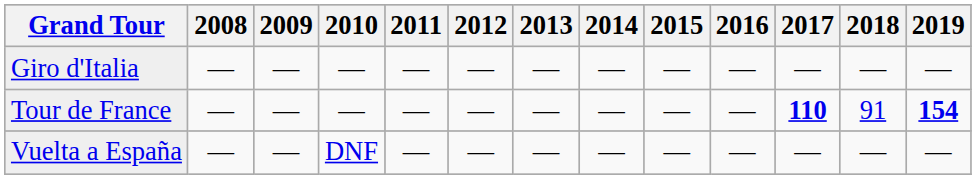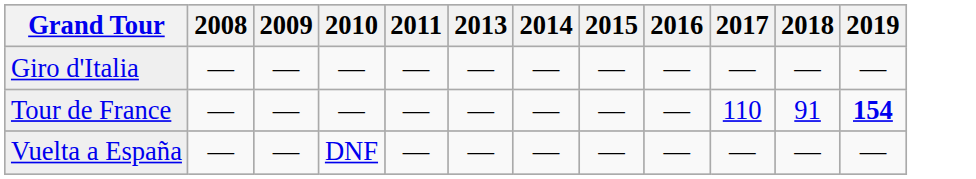- column: (481, 25)
(808, 109) bold -> (742, 109) normal
